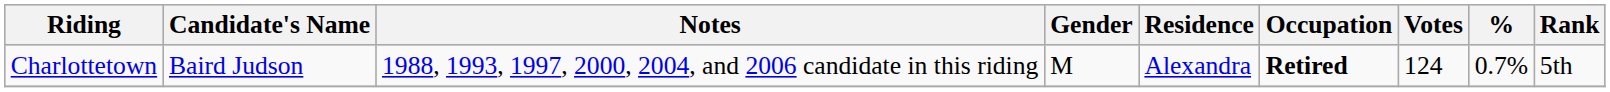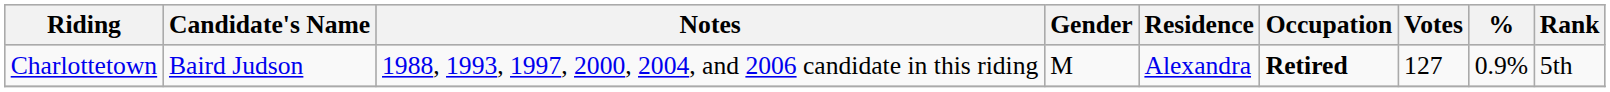(1423, 65) 124 -> (1423, 65) 127
(1501, 65) 0.7% -> (1501, 65) 0.9%
